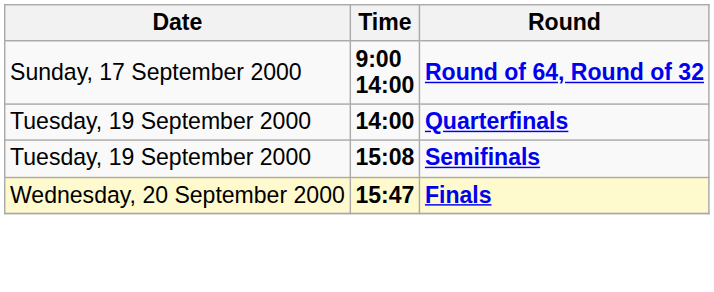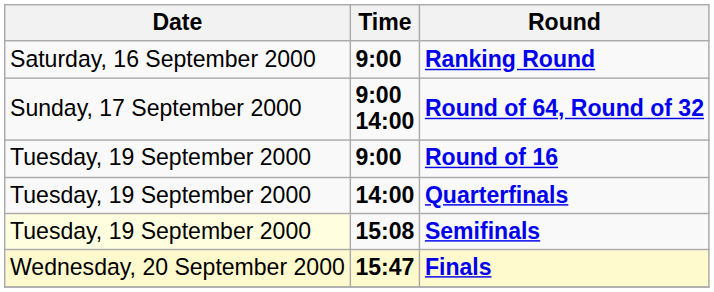+ row: (510, 59)
+ row: (491, 158)
(161, 158) no background -> (161, 231) lightyellow background
